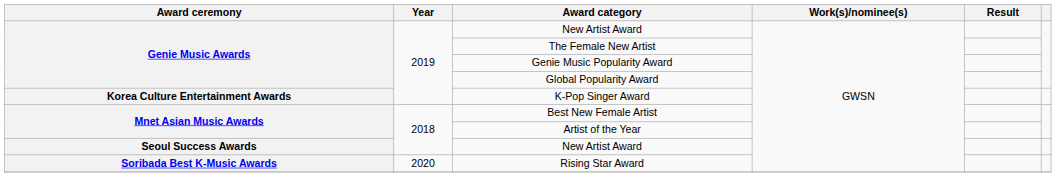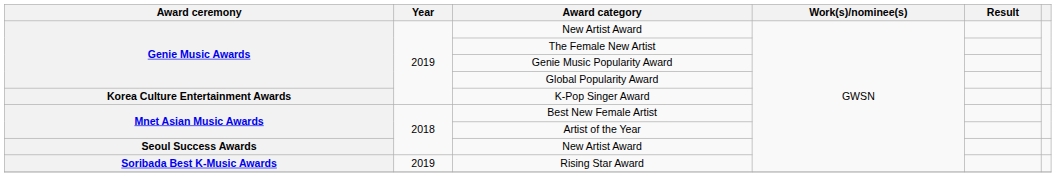(423, 163) 2020 -> (423, 163) 2019
